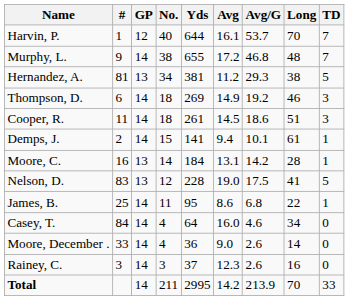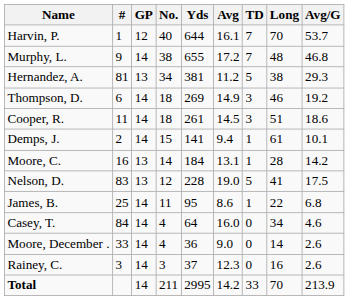columns swapped: (331, 14) <-> (263, 14)
